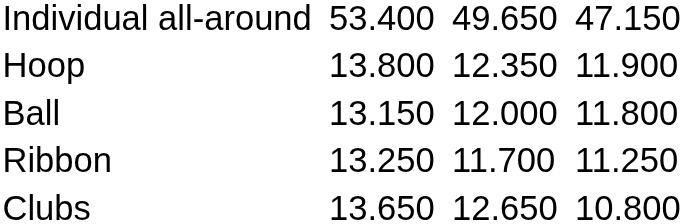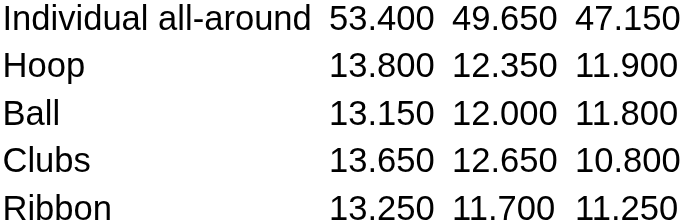rows swapped: (47, 208) <-> (57, 160)
